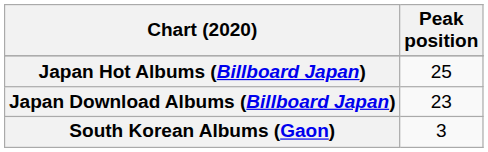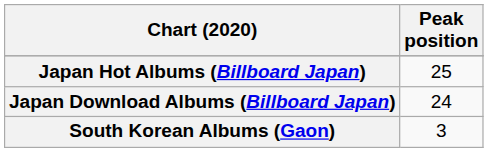(441, 101) 23 -> (441, 101) 24
